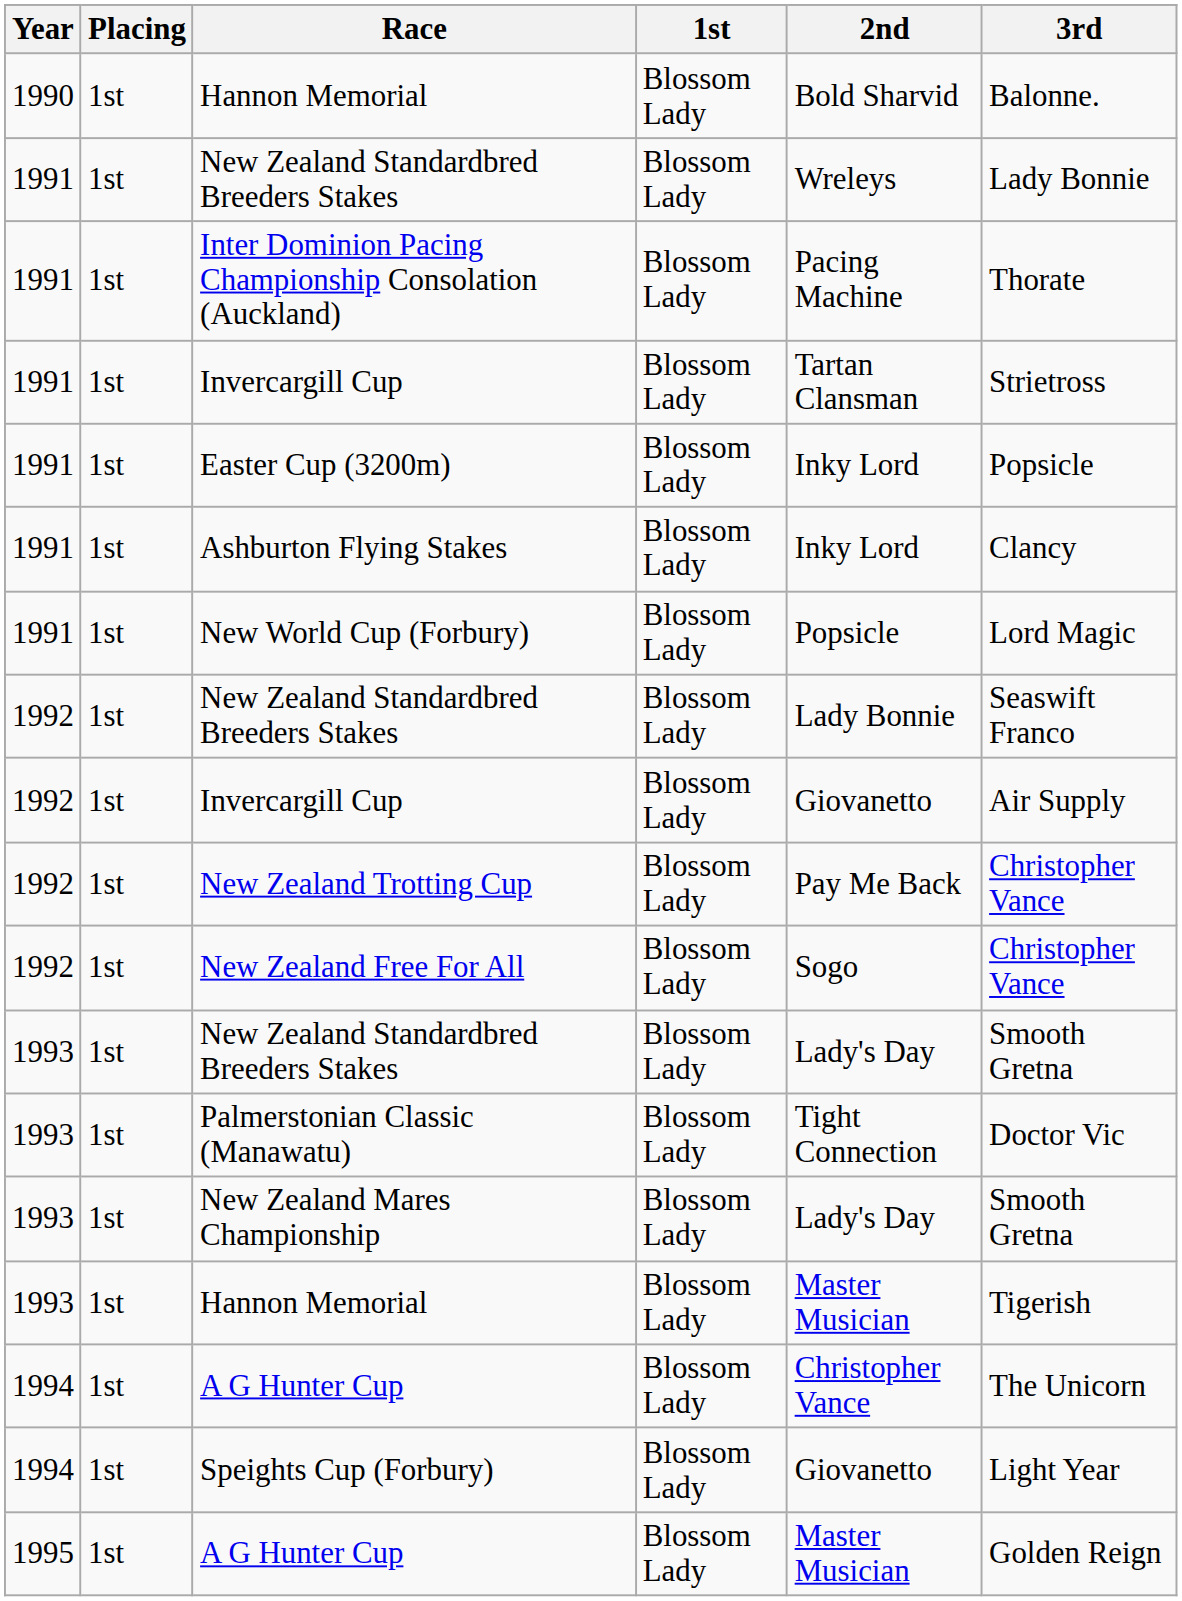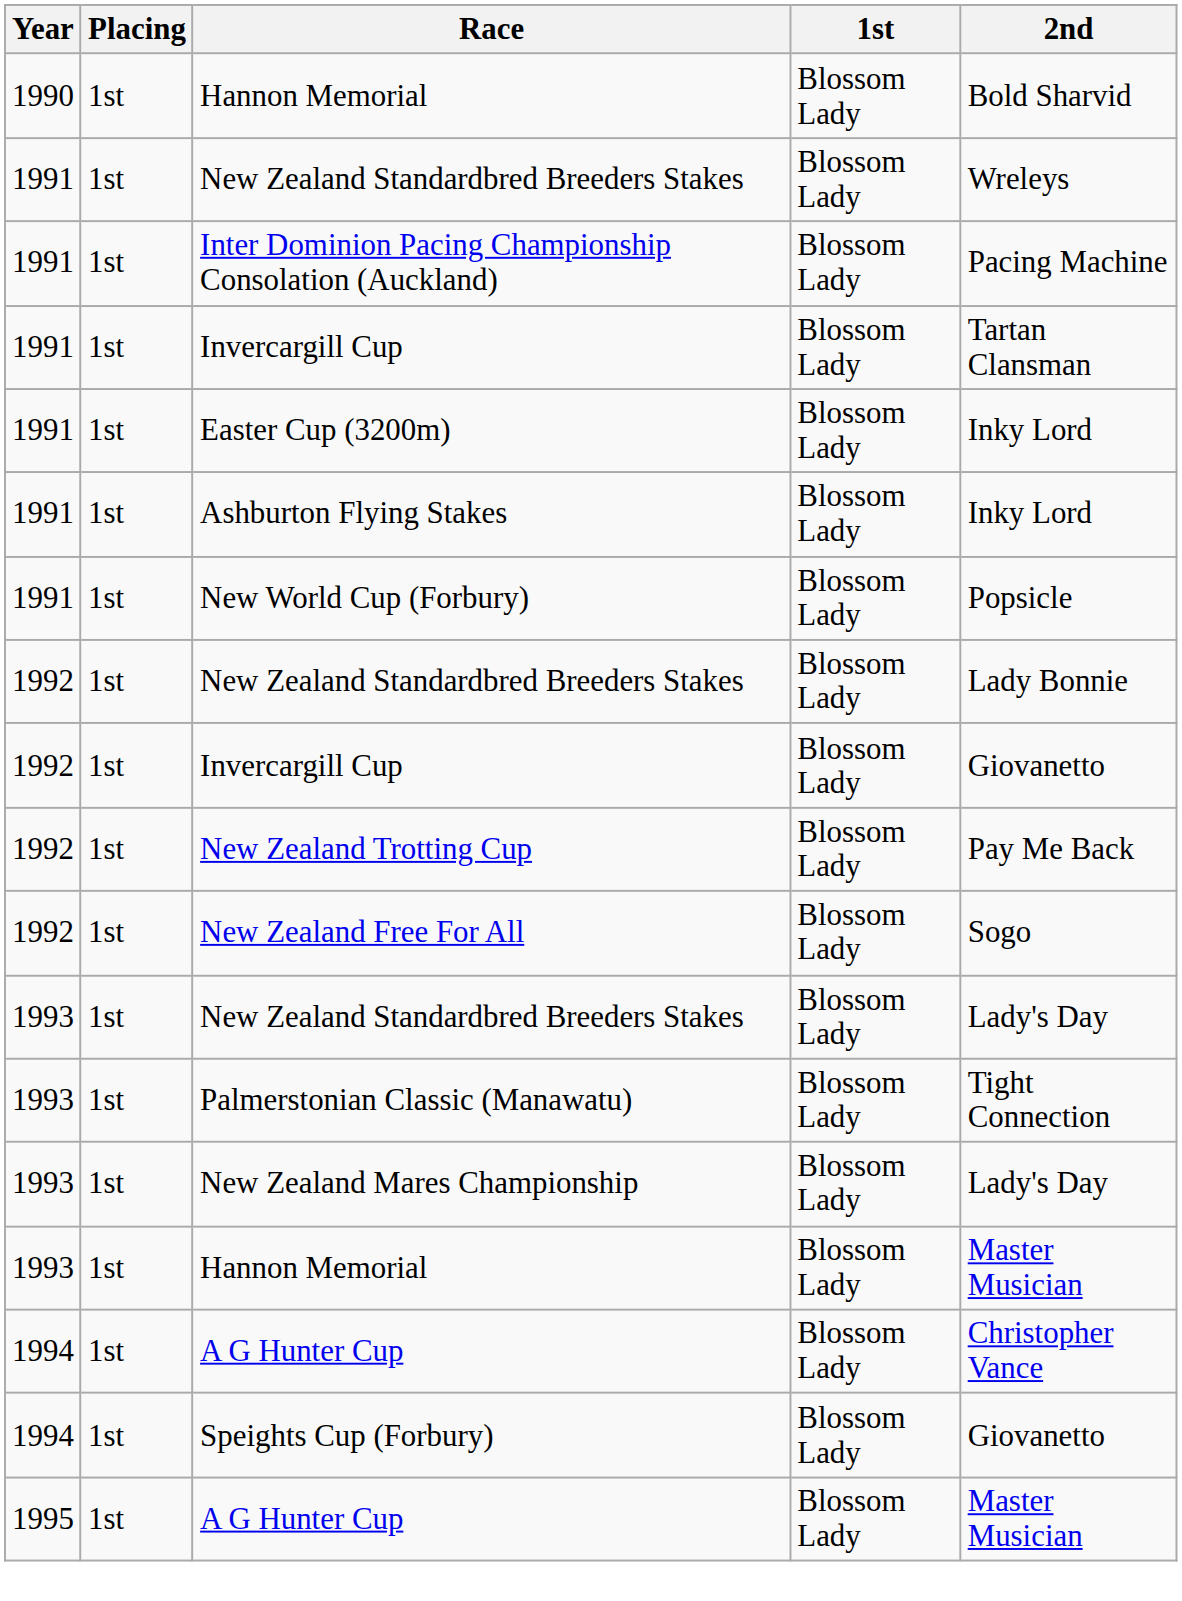- column: (1079, 28)
